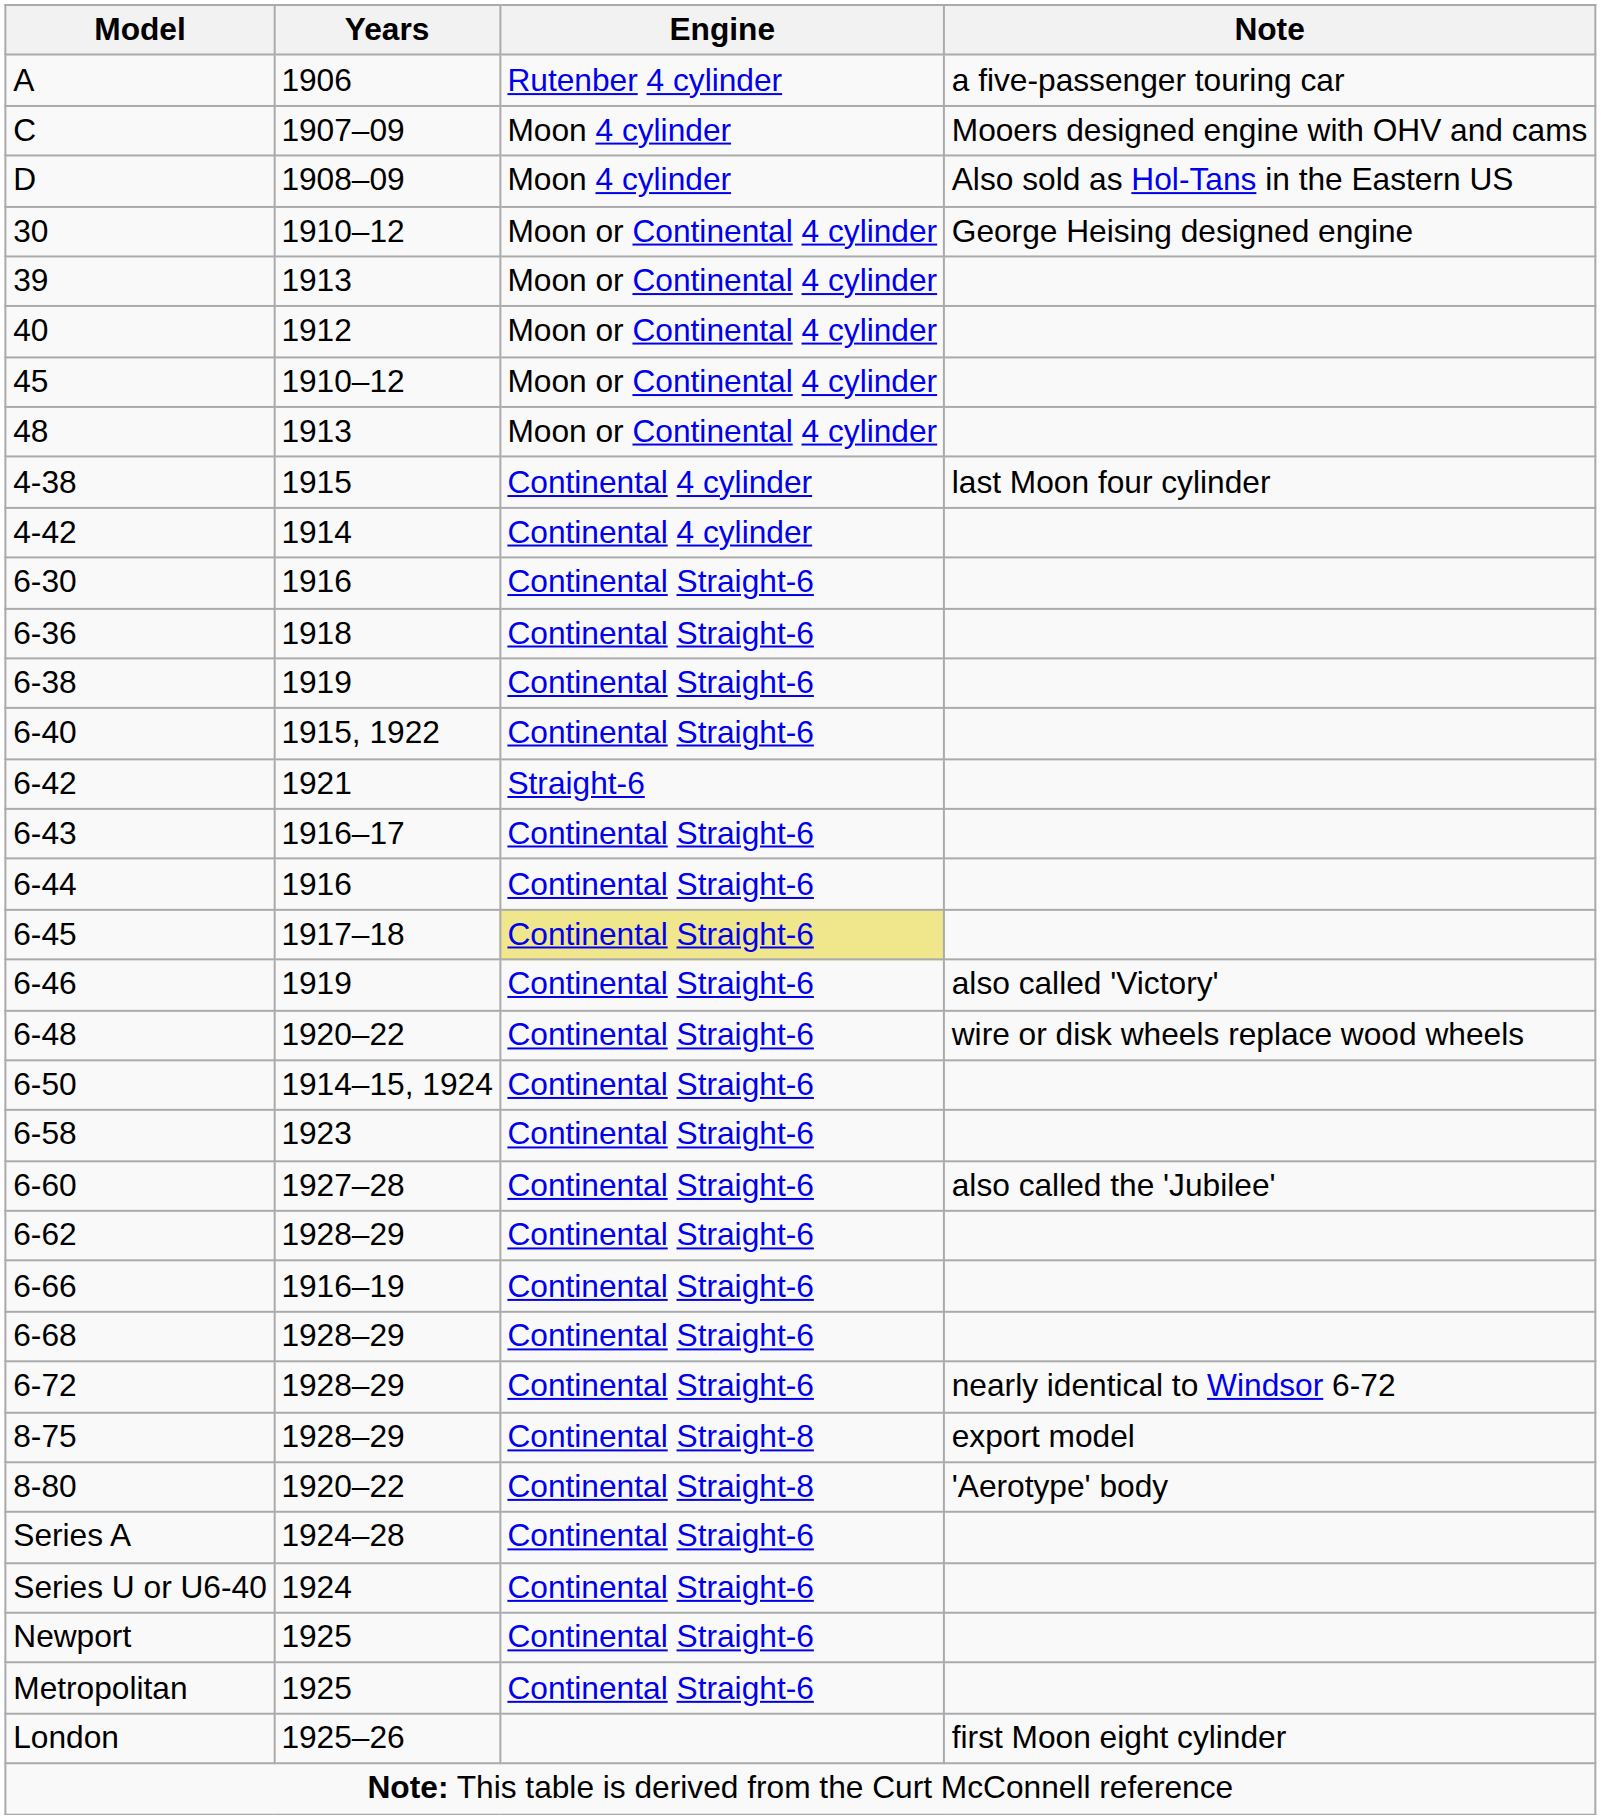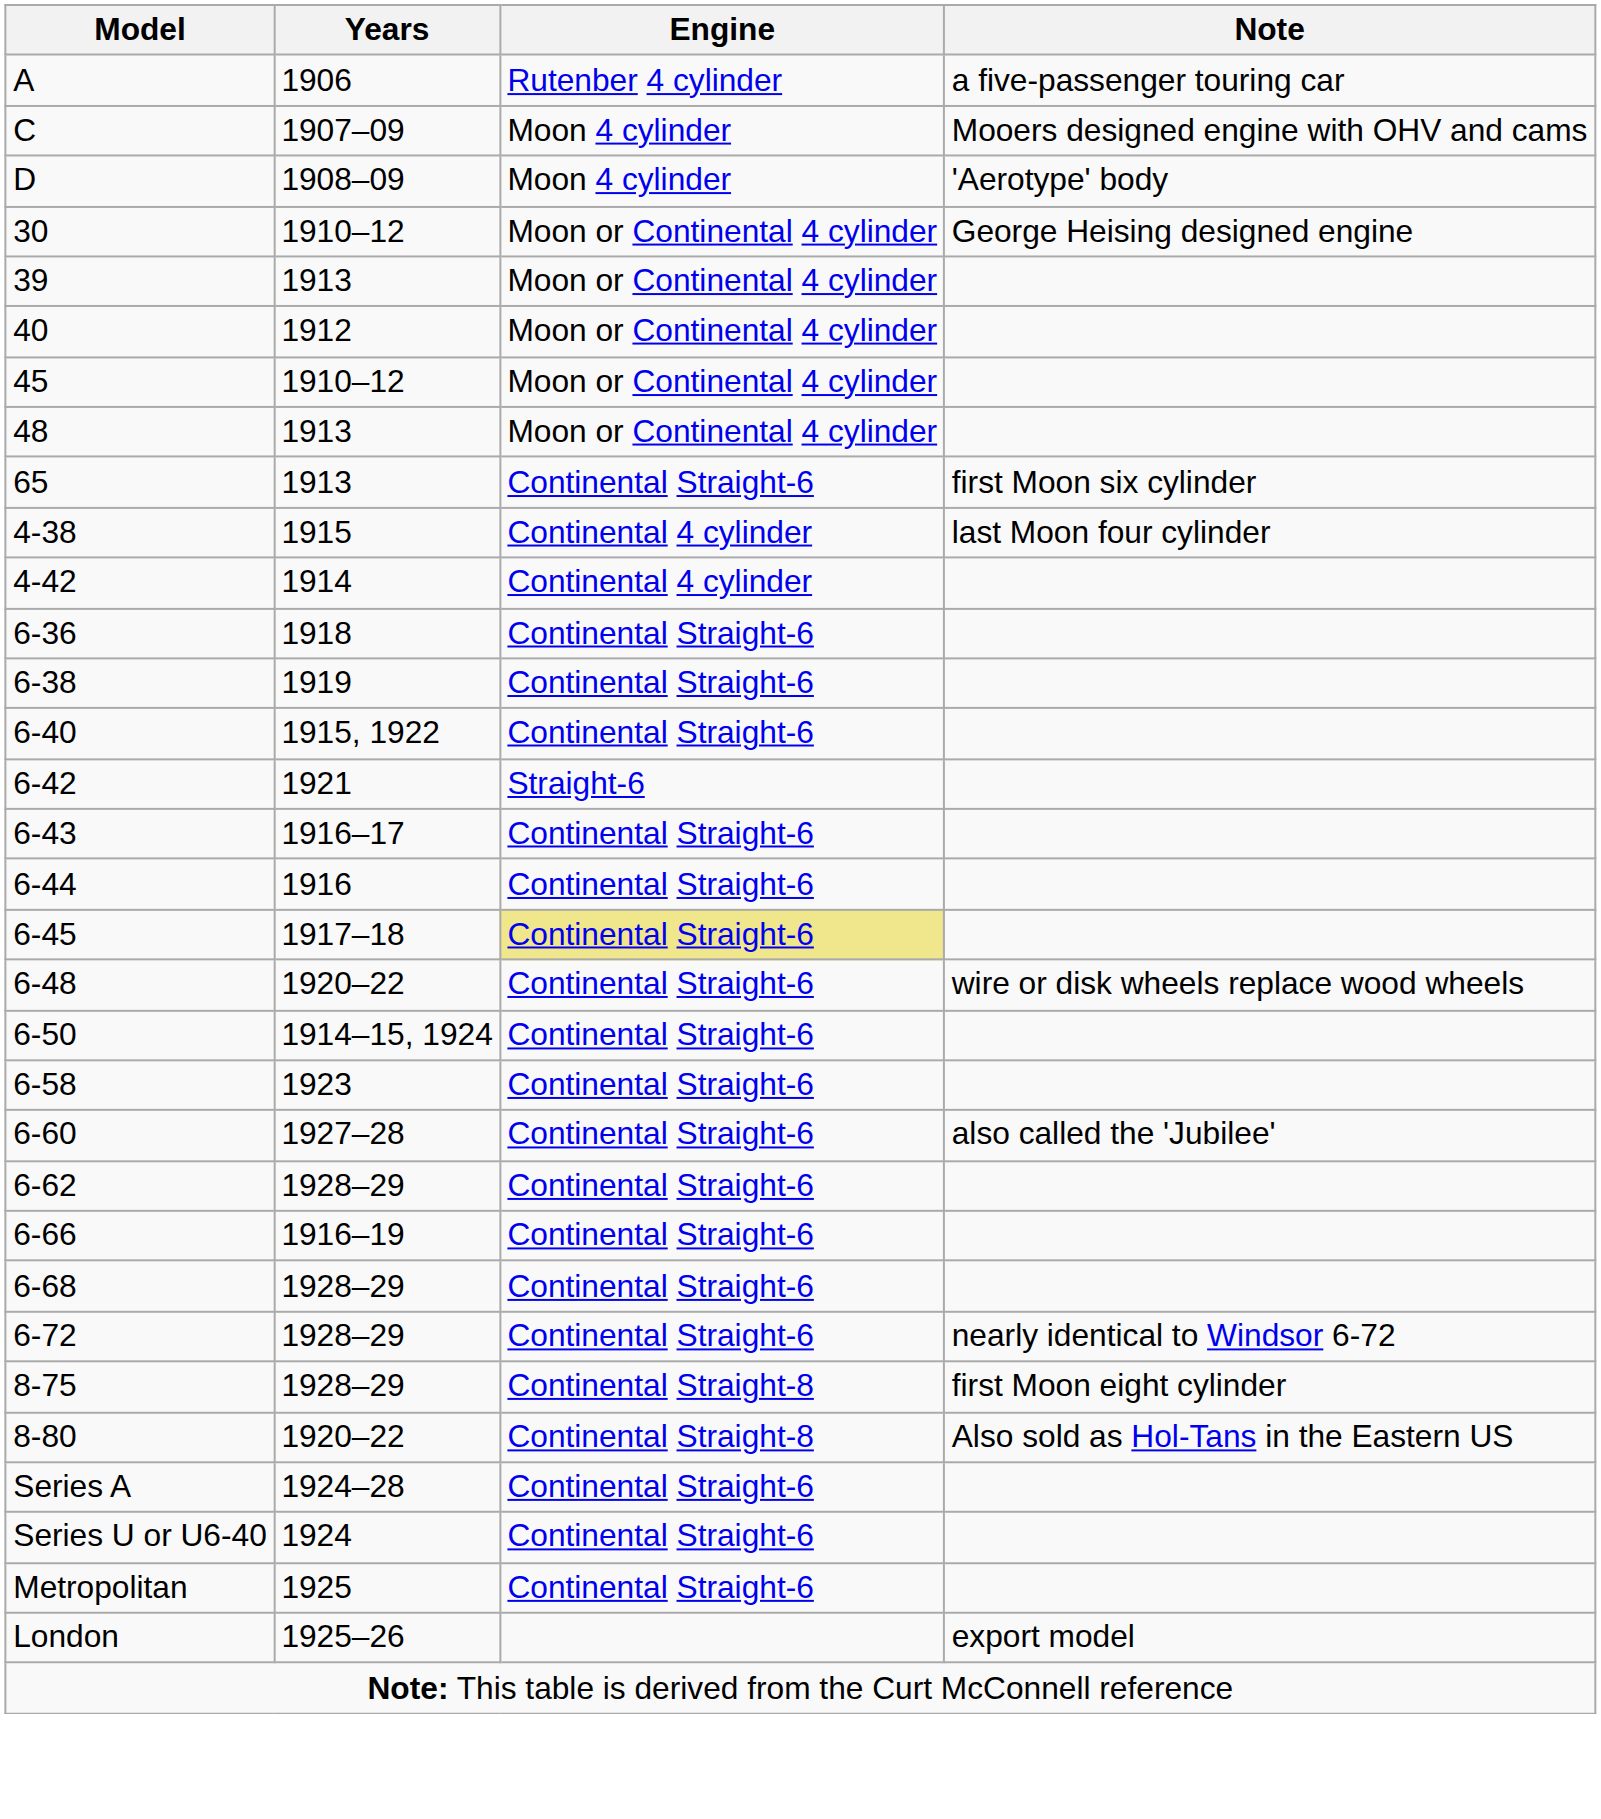(1233, 180) Also sold as Hol-Tans in the Eastern US -> (1060, 180) 'Aerotype' body
+ row: (31, 481)
- row: (45, 582)
- row: (45, 984)
(1043, 1436) export model -> (1119, 1386) first Moon eight cylinder
(1060, 1486) 'Aerotype' body -> (1233, 1436) Also sold as Hol-Tans in the Eastern US
- row: (72, 1637)
(1119, 1737) first Moon eight cylinder -> (1043, 1637) export model
